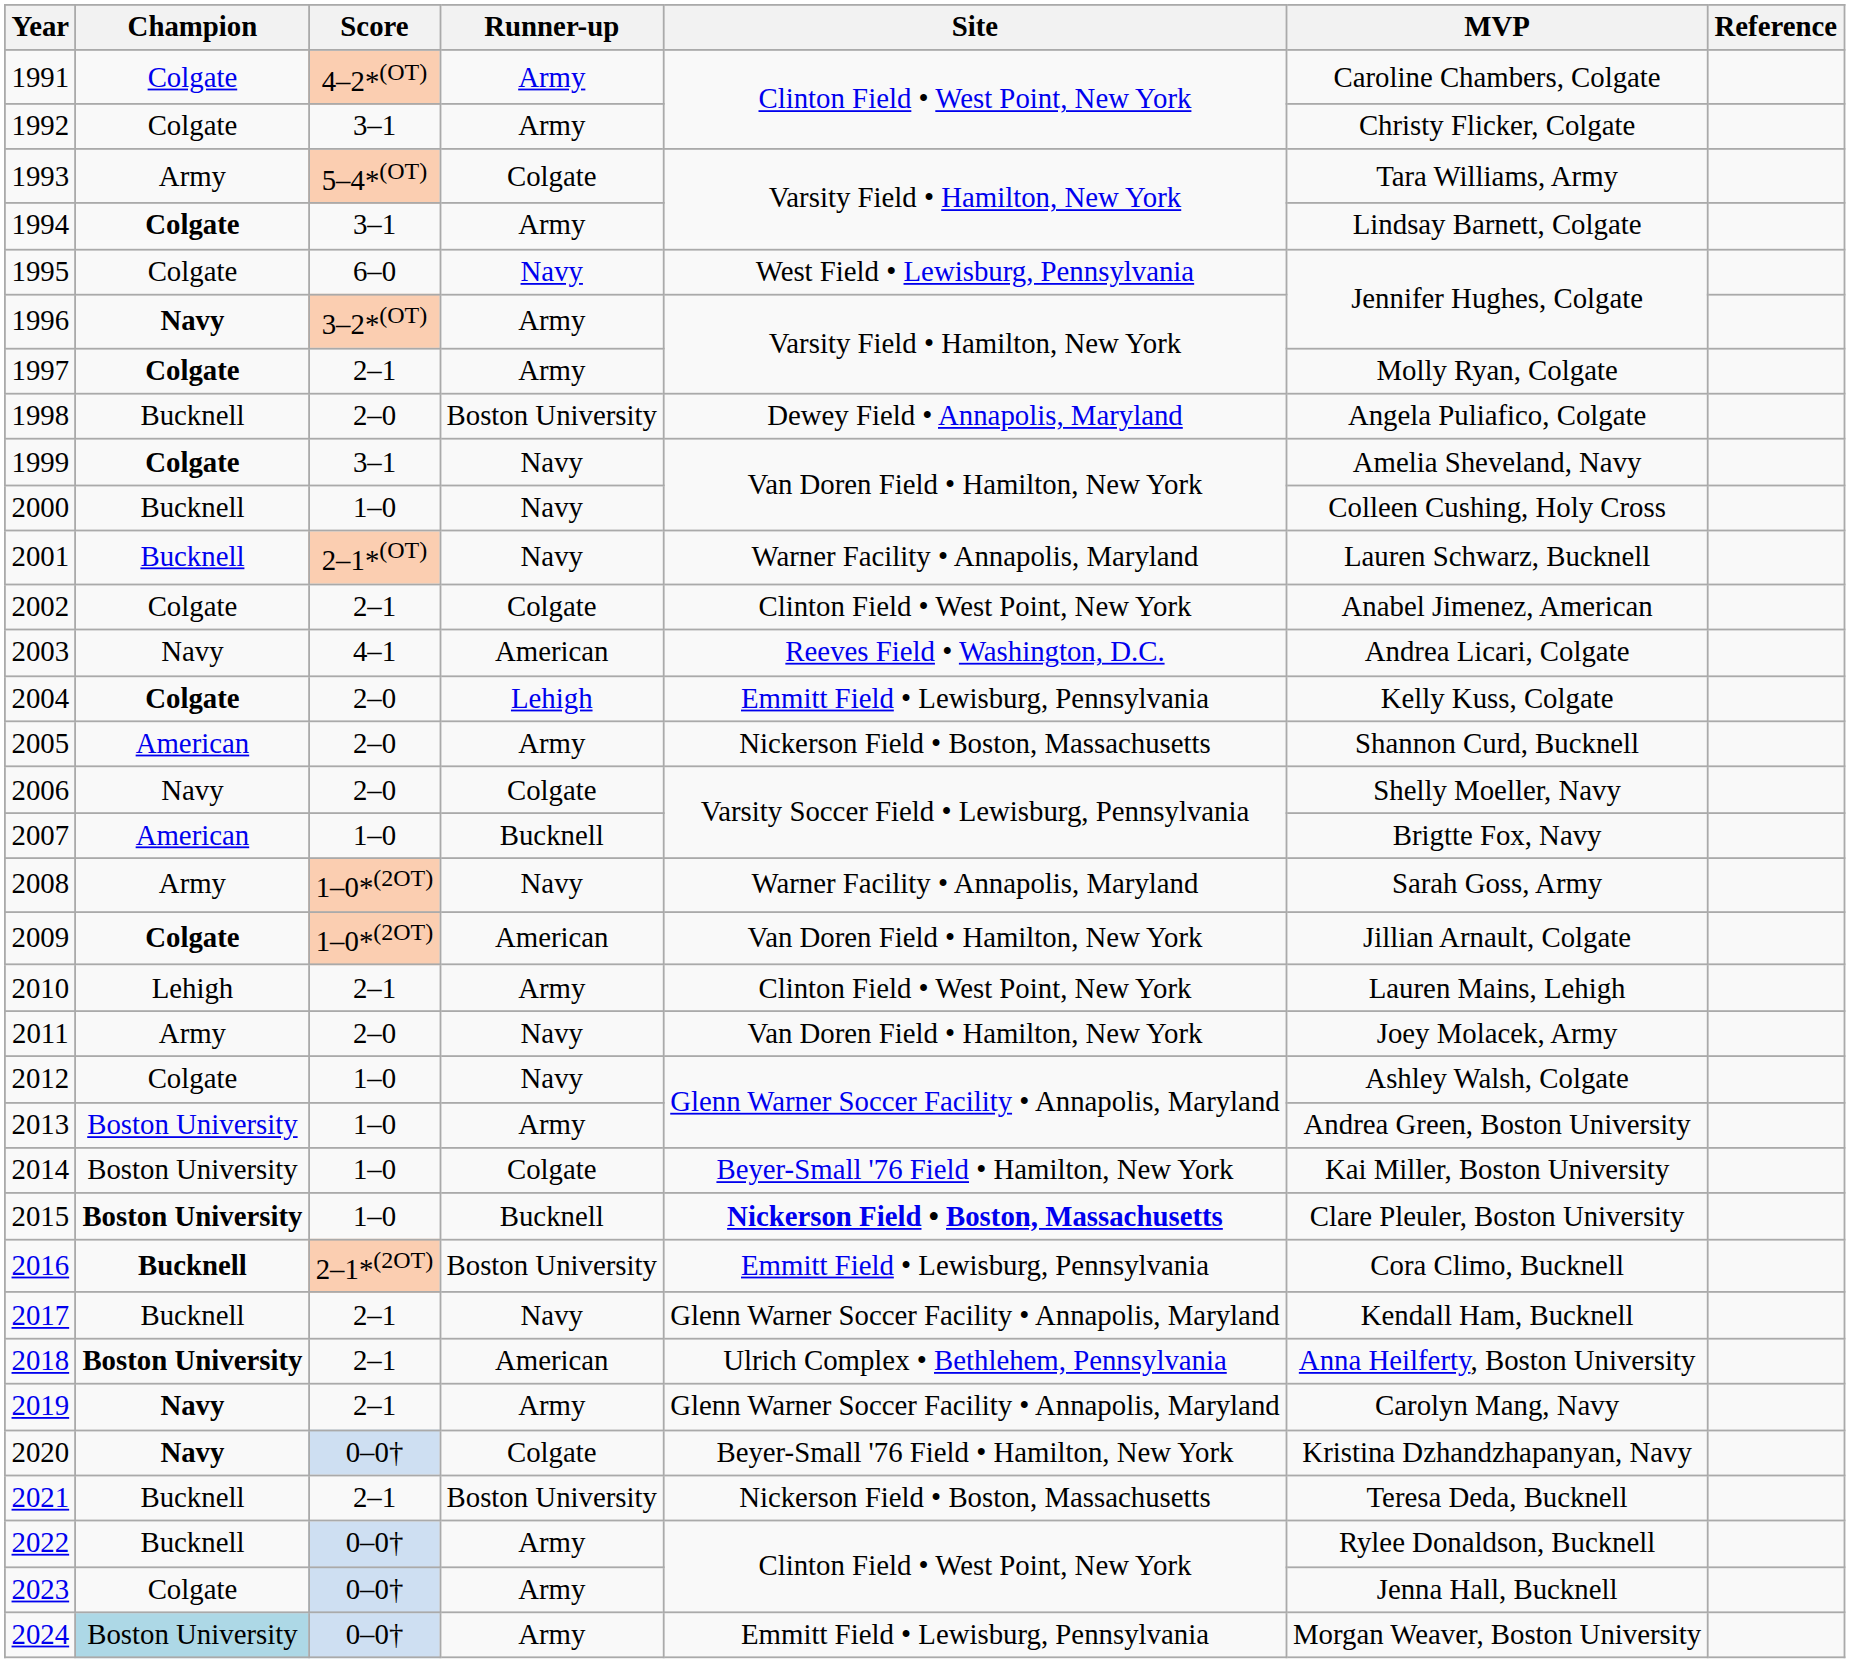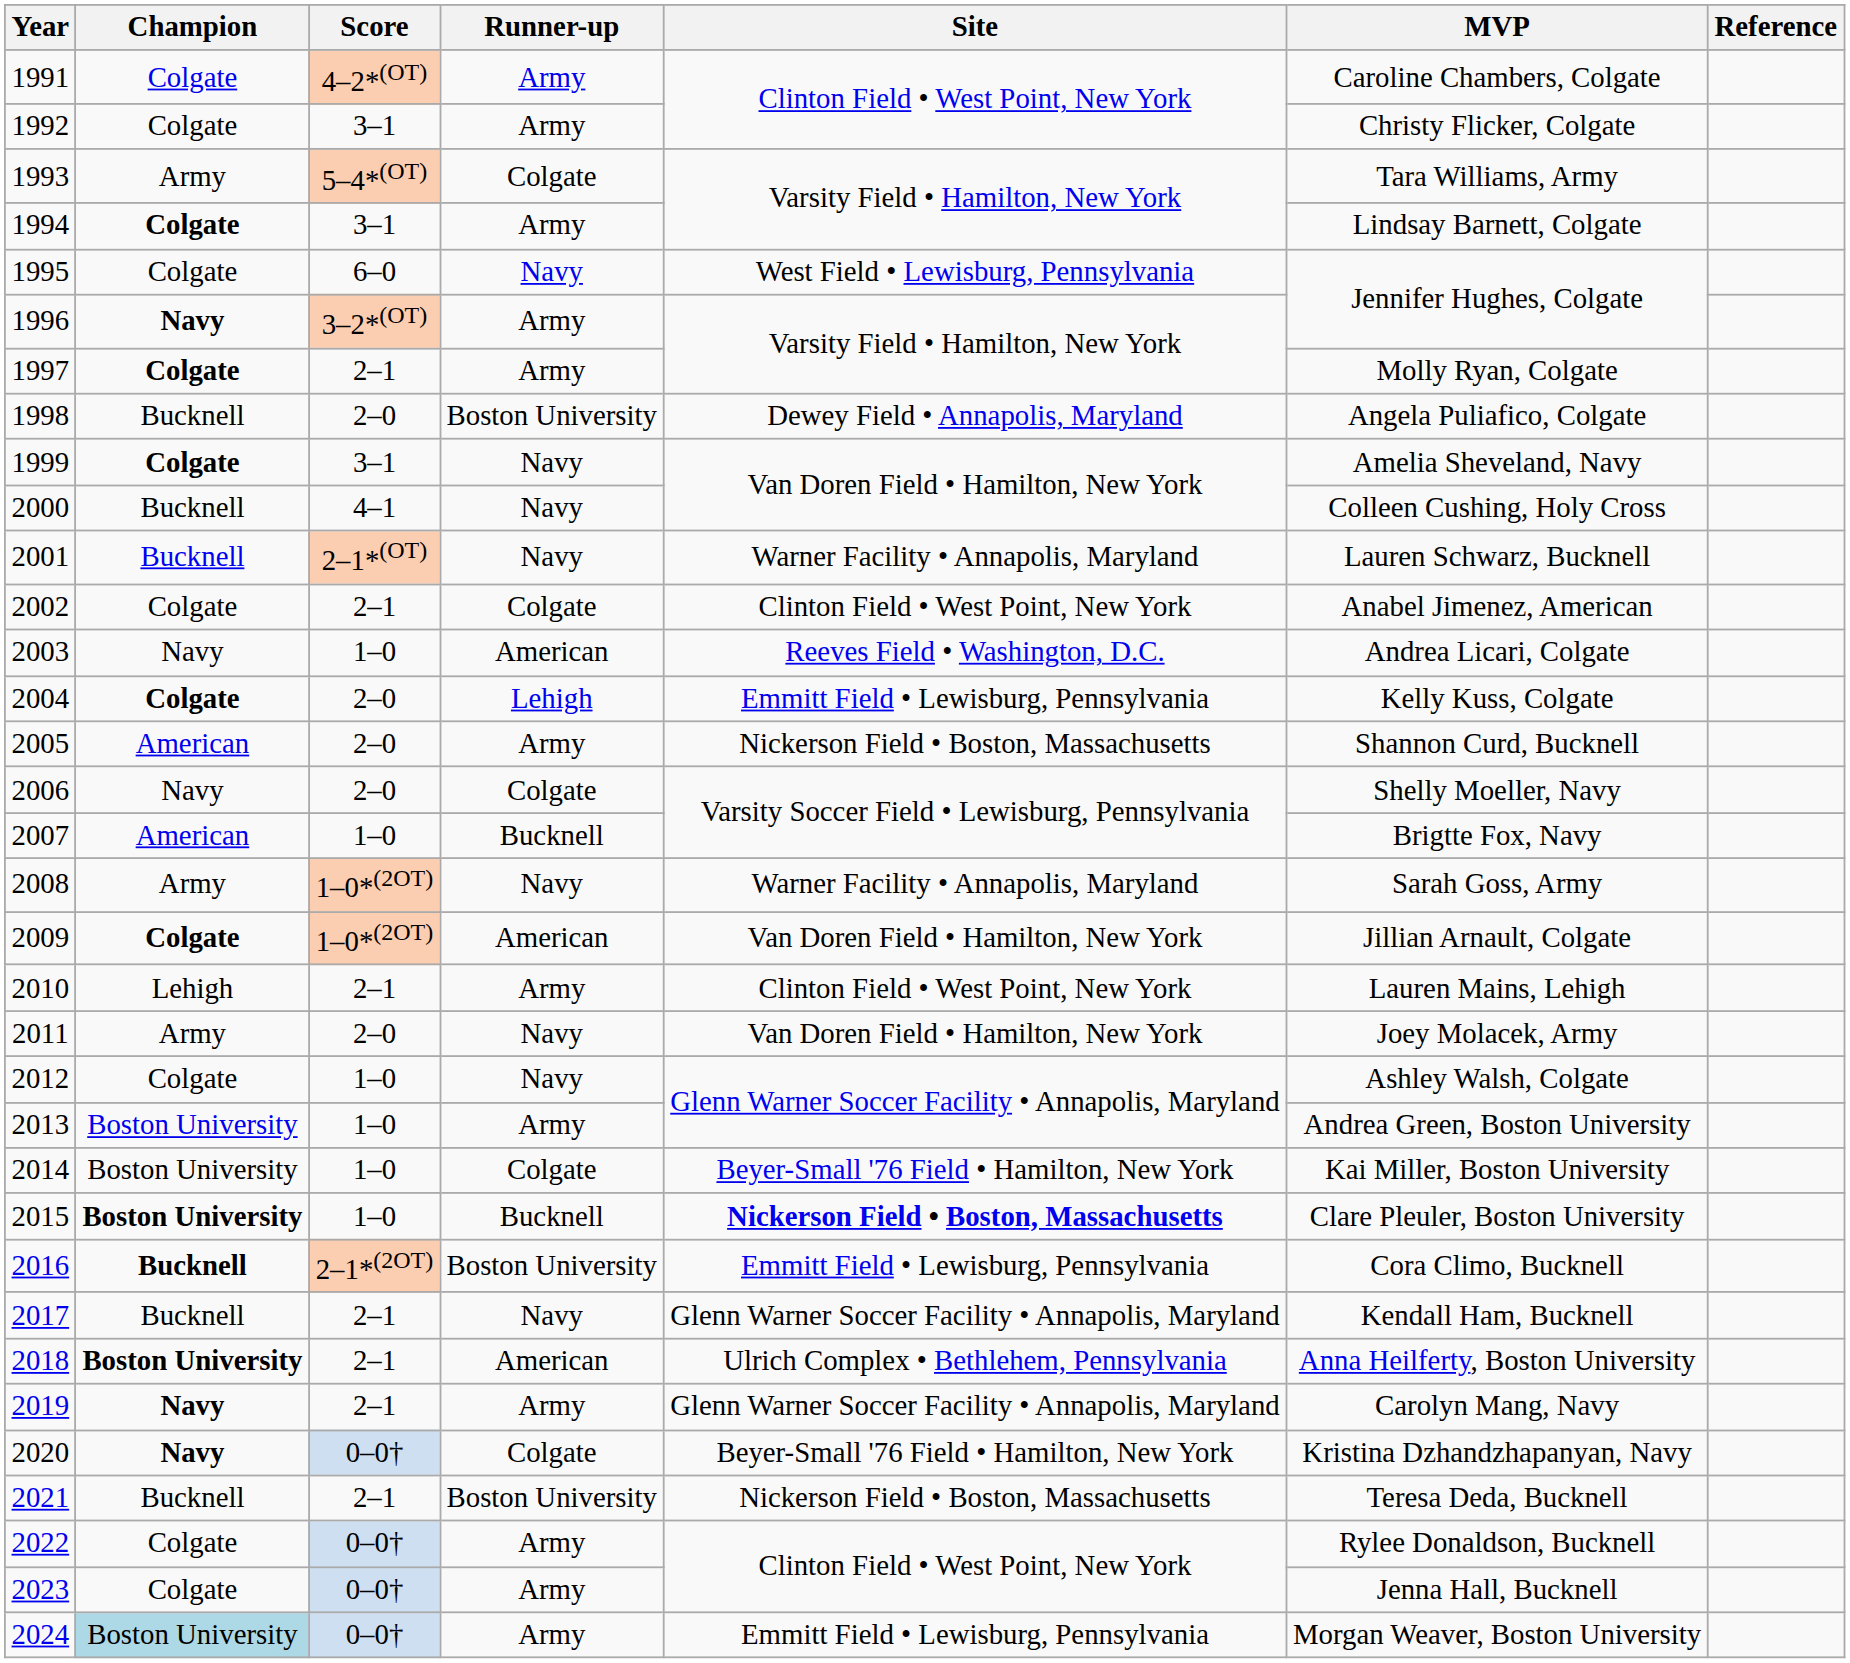(374, 507) 1–0 -> (374, 507) 4–1
(374, 652) 4–1 -> (374, 652) 1–0
(192, 1543) Bucknell -> (192, 1543) Colgate
